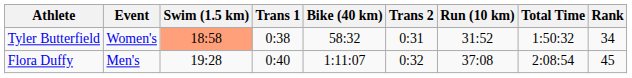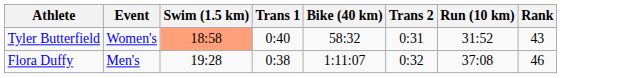- column: (553, 16)
(278, 39) 0:38 -> (278, 39) 0:40
(608, 39) 34 -> (537, 39) 43
(278, 61) 0:40 -> (278, 61) 0:38
(608, 61) 45 -> (537, 61) 46
